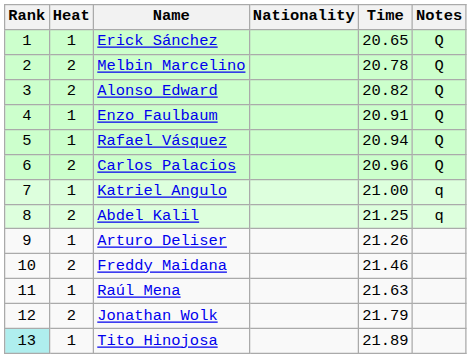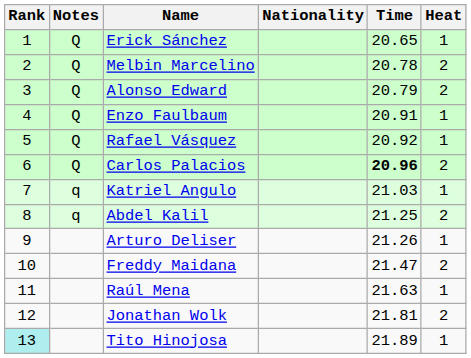columns swapped: (71, 17) <-> (439, 17)
(385, 92) 20.82 -> (395, 92) 20.79
(385, 142) 20.94 -> (395, 142) 20.92
(385, 167) normal -> (395, 167) bold
(385, 192) 21.00 -> (395, 192) 21.03
(385, 267) 21.46 -> (395, 267) 21.47
(385, 316) 21.79 -> (395, 316) 21.81
